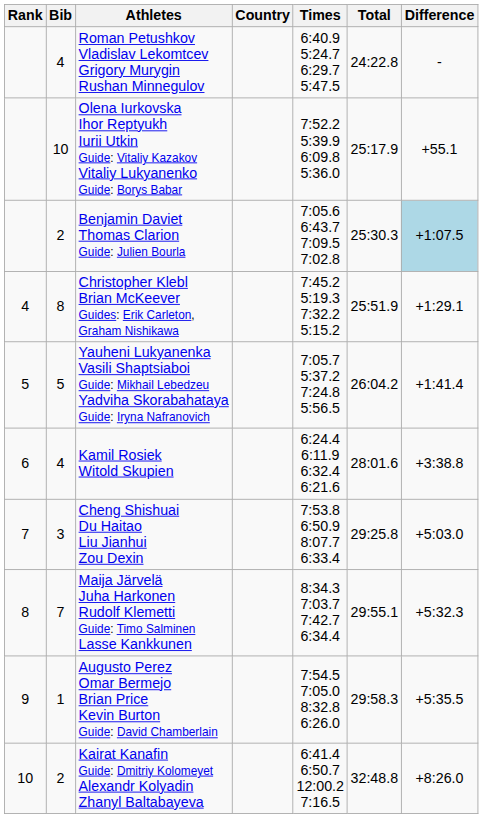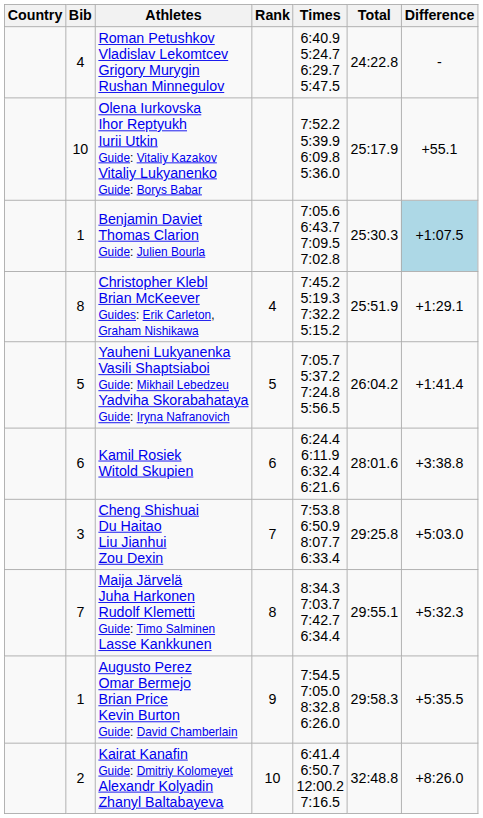columns swapped: (25, 15) <-> (263, 15)
(61, 235) 2 -> (80, 235) 1
(61, 463) 4 -> (80, 463) 6
